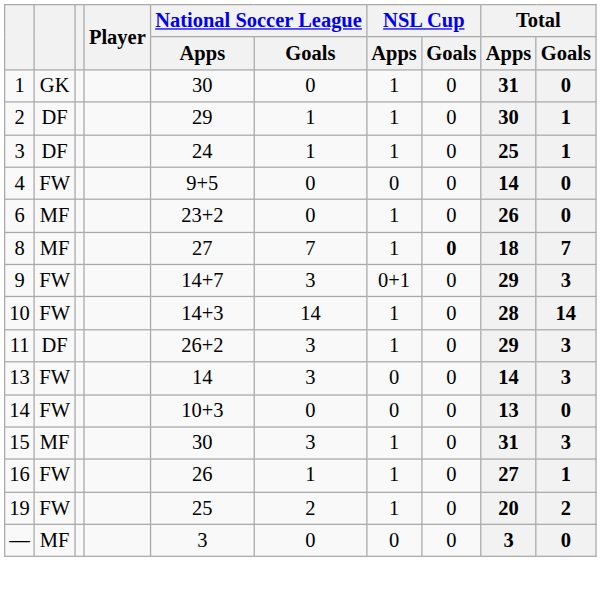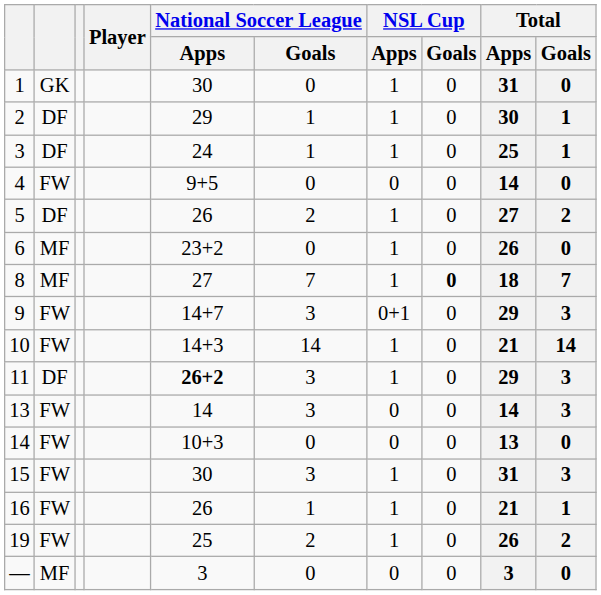+ row: (20, 215)
(509, 313) 28 -> (509, 345) 21
(202, 345) normal -> (202, 378) bold
(55, 442) MF -> (55, 475) FW
(509, 475) 27 -> (509, 507) 21
(509, 507) 20 -> (509, 540) 26
